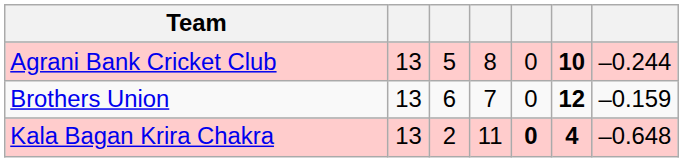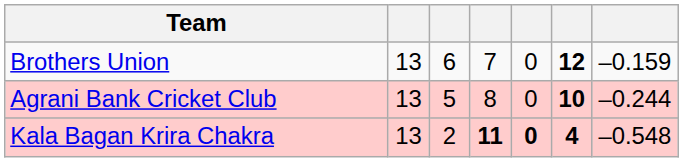rows swapped: (90, 99) <-> (143, 61)
(490, 136) normal -> (490, 136) bold
(635, 136) –0.648 -> (635, 136) –0.548
